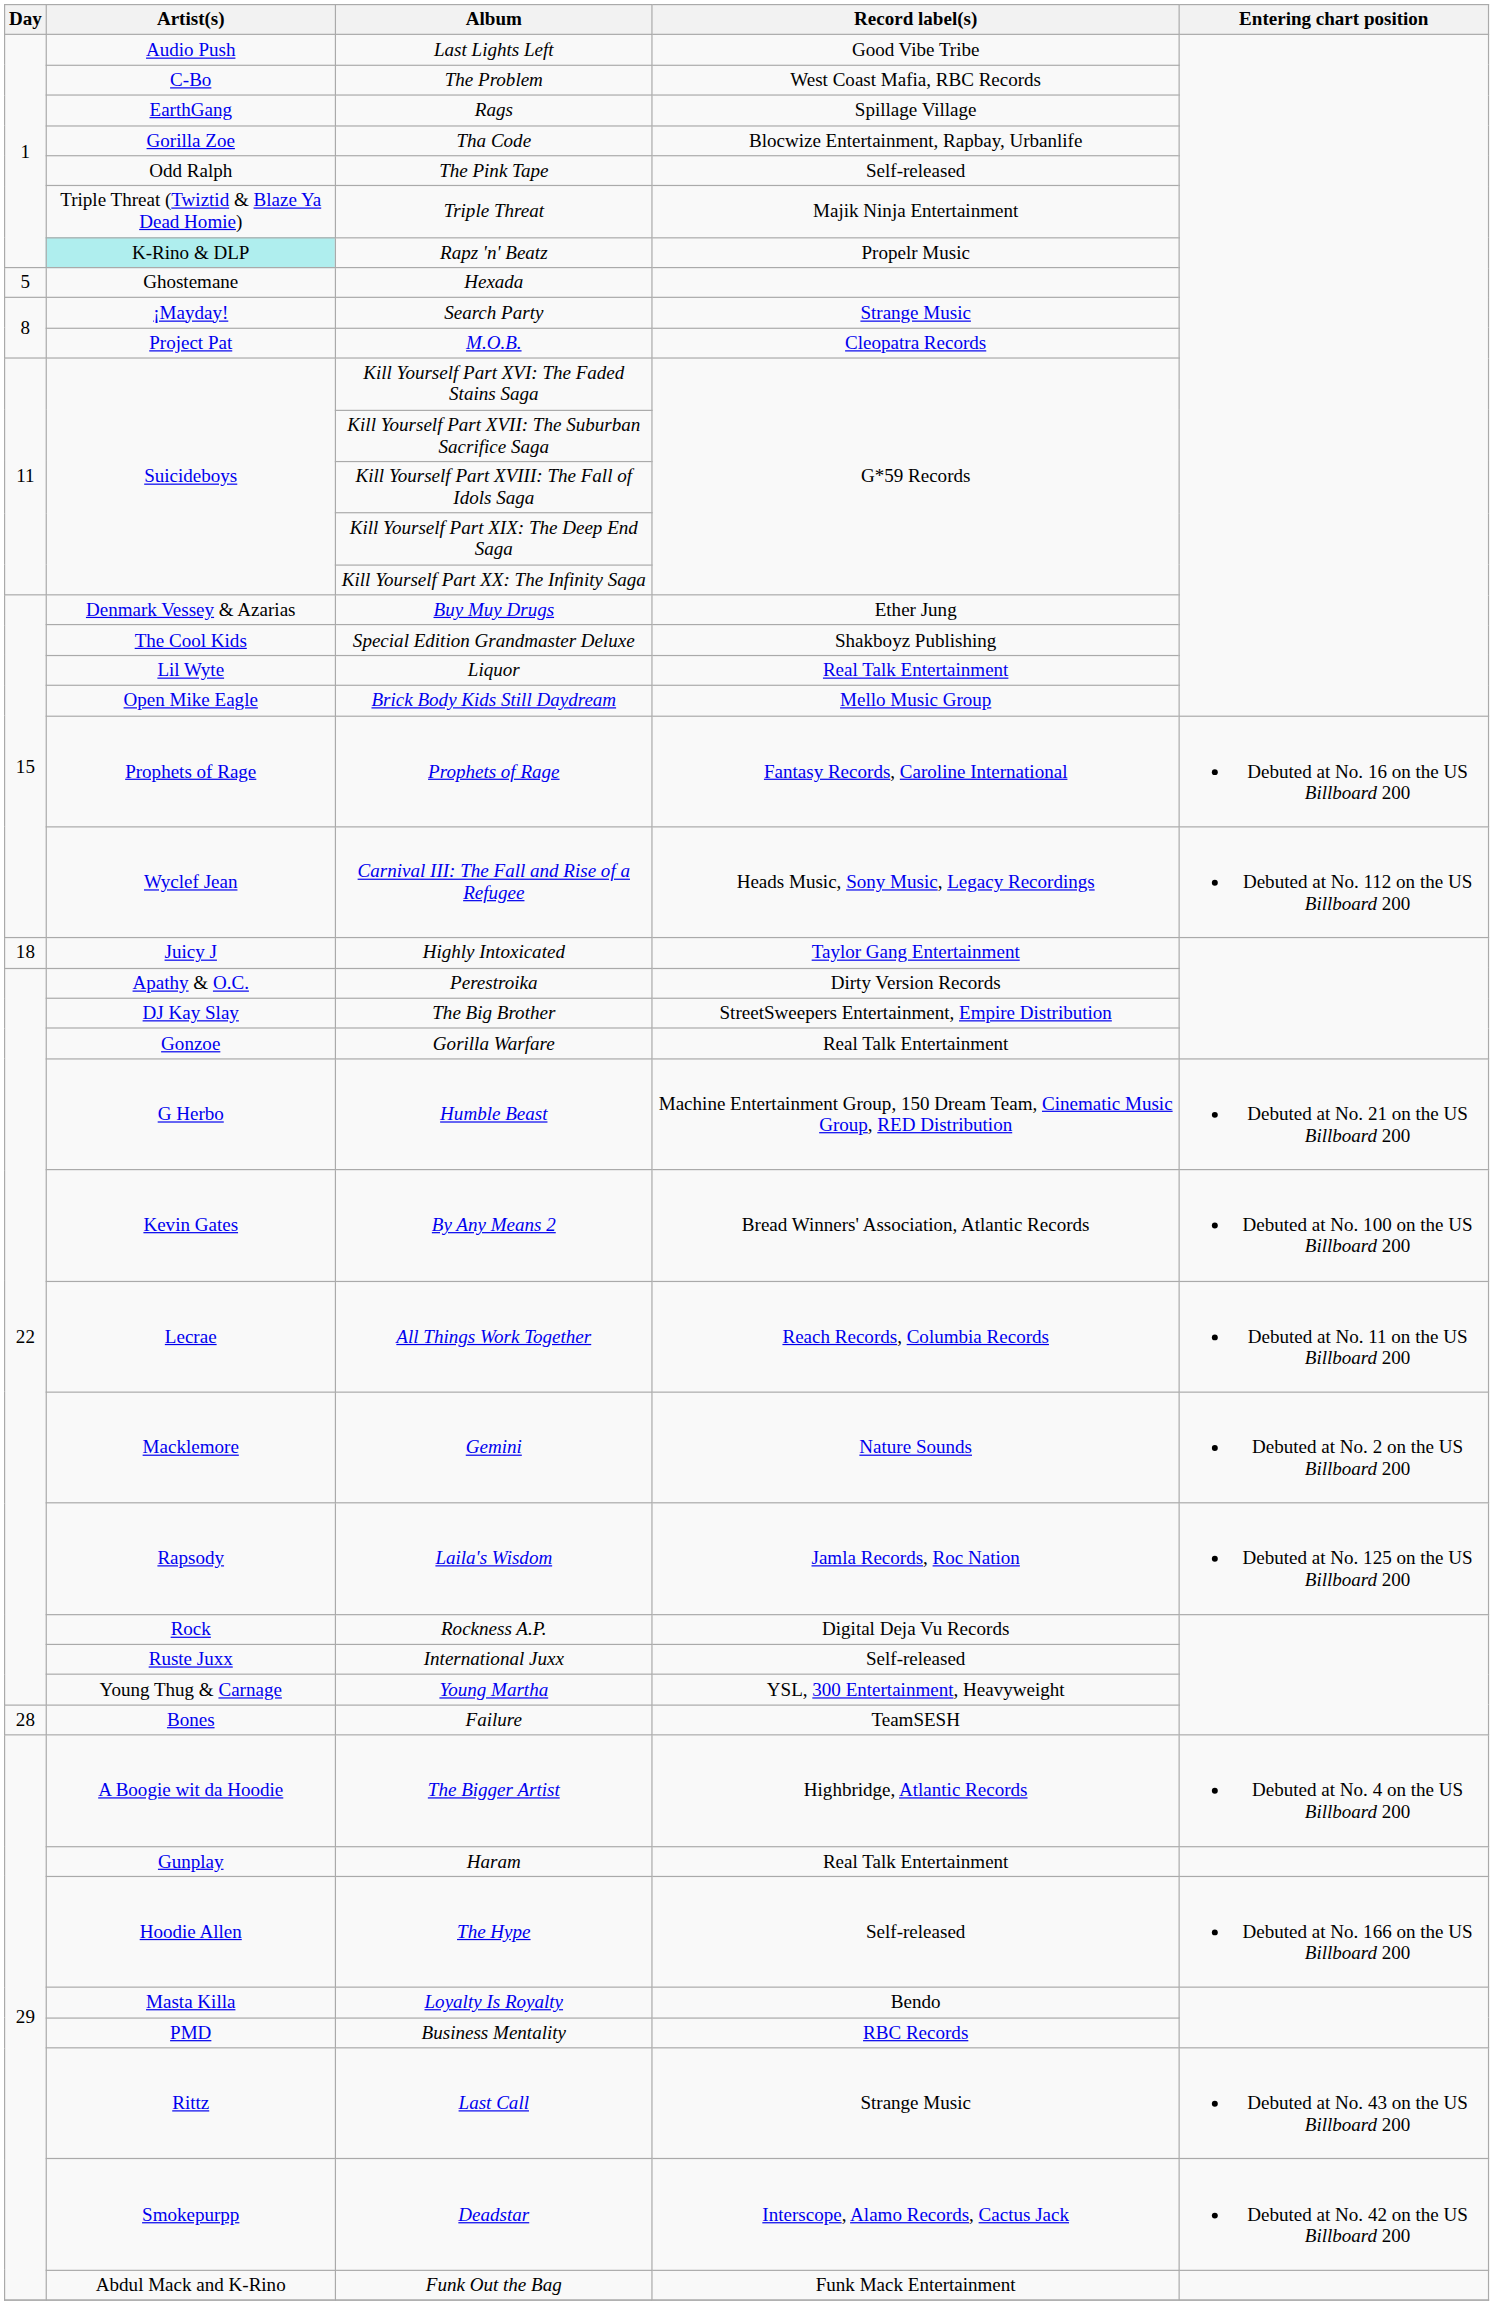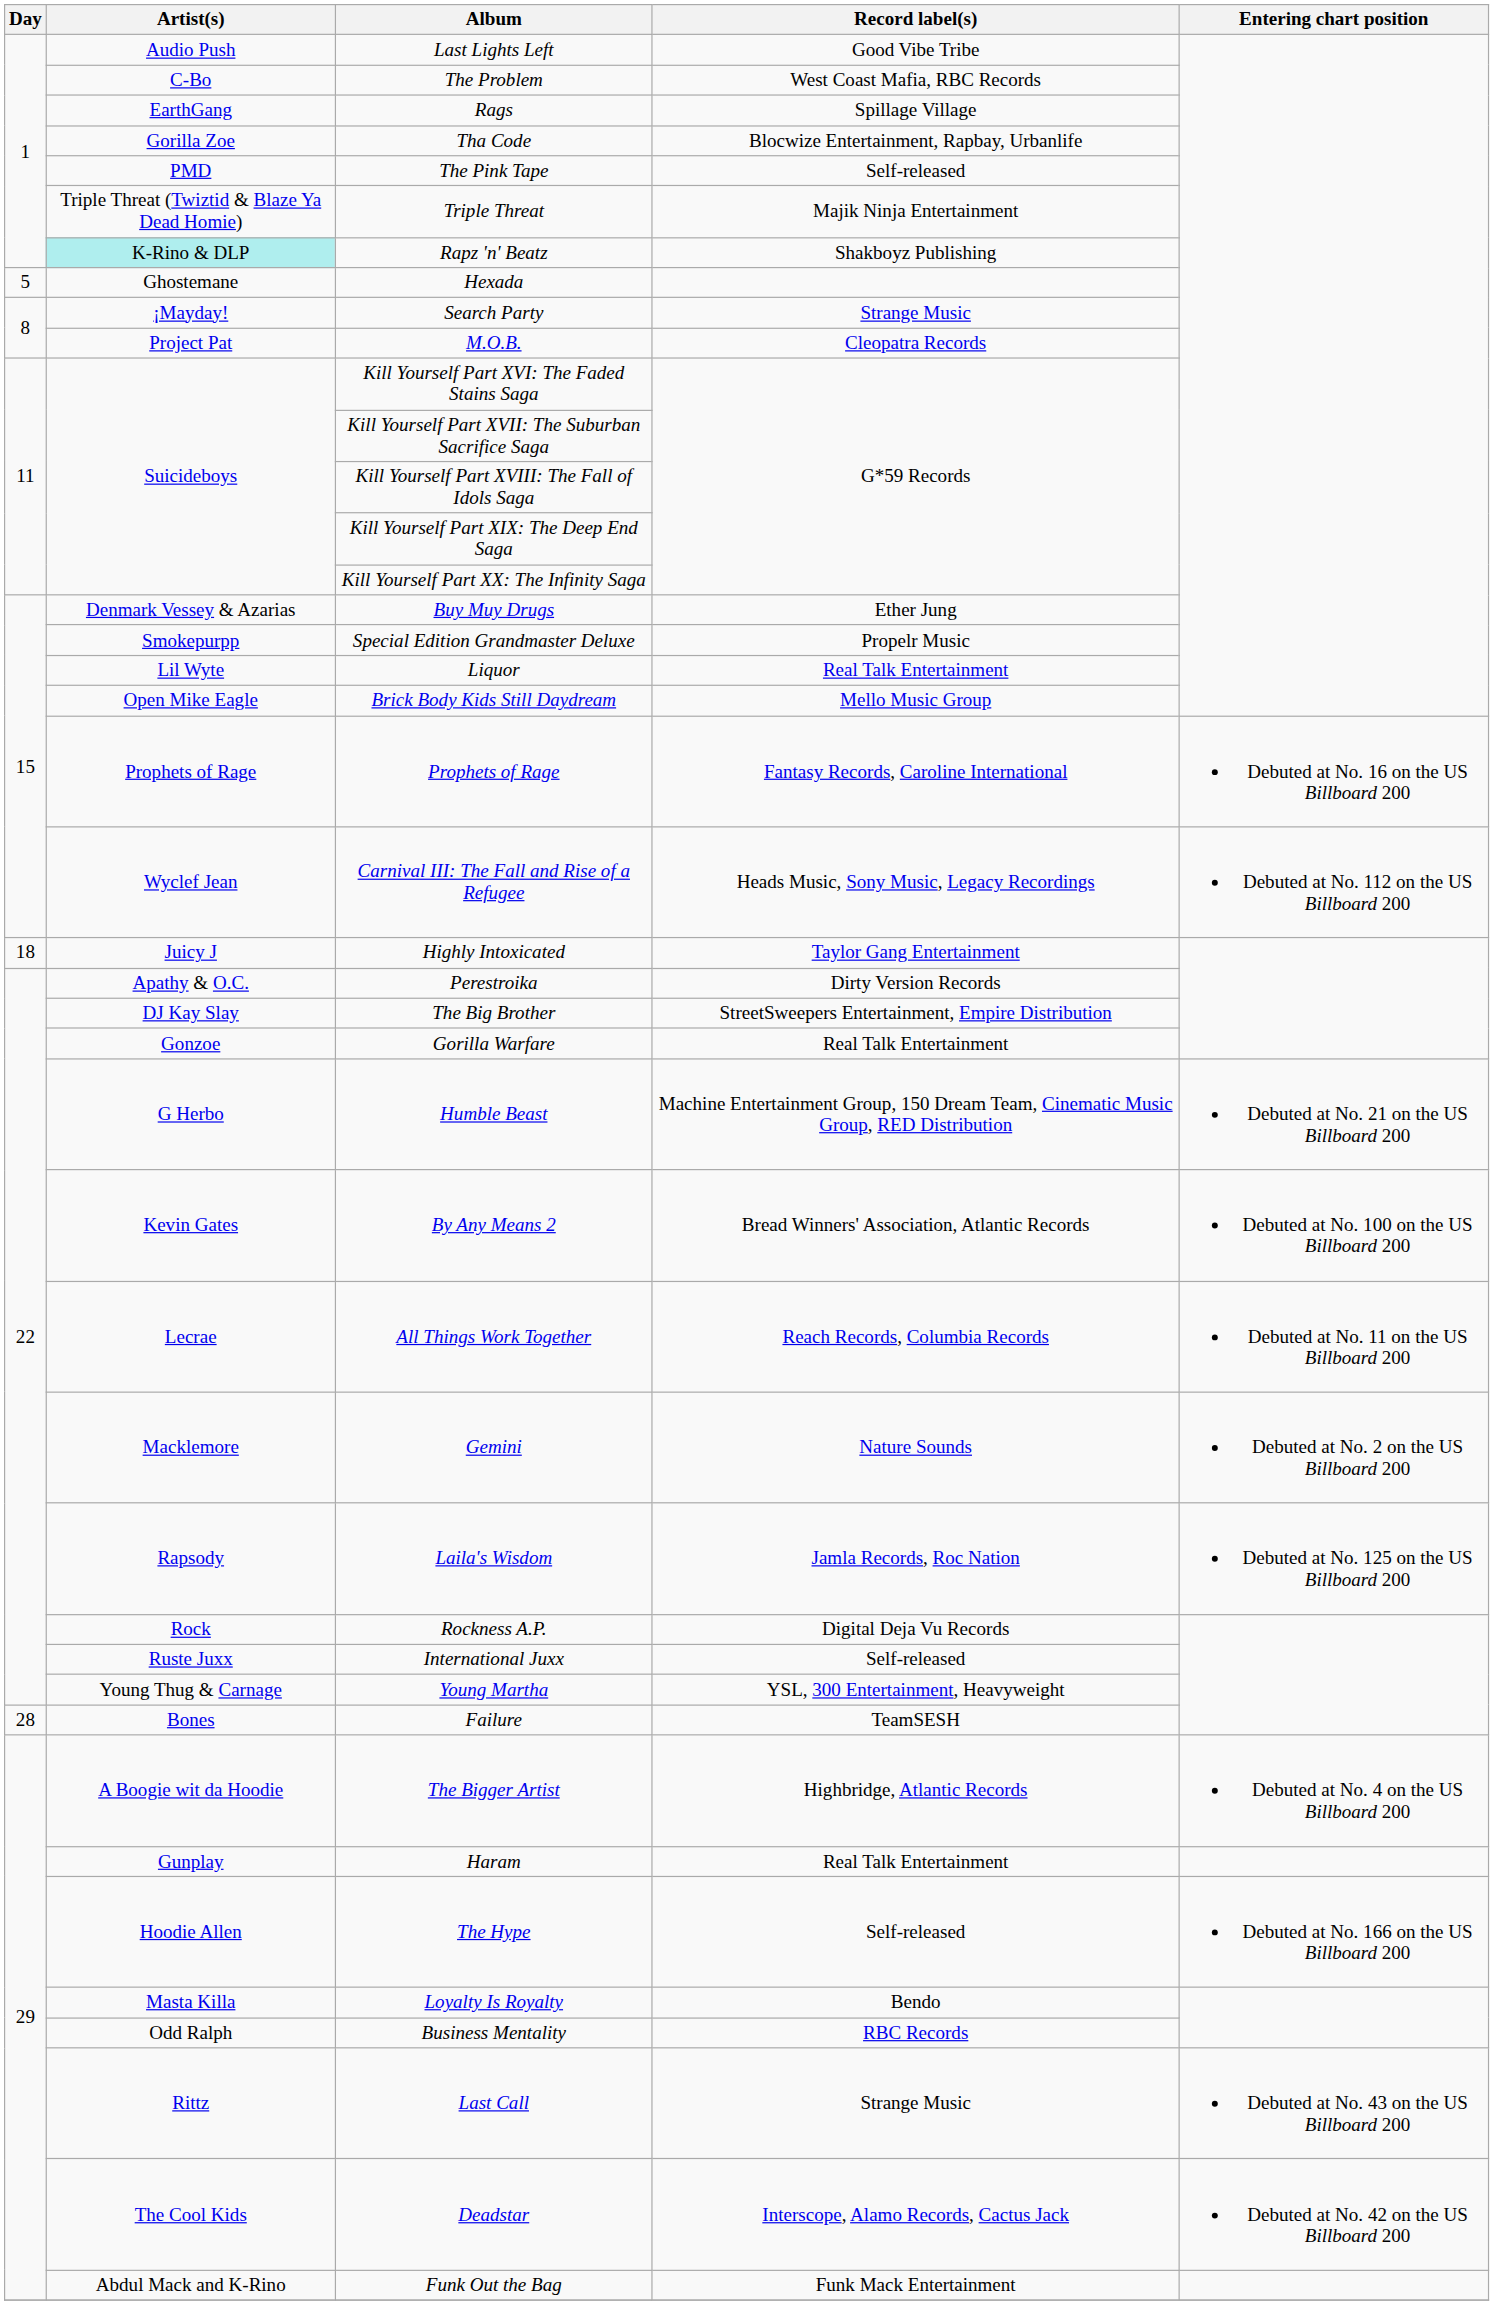(191, 170) Odd Ralph -> (191, 170) PMD
(916, 252) Propelr Music -> (916, 252) Shakboyz Publishing
(191, 640) The Cool Kids -> (191, 640) Smokepurpp
(916, 640) Shakboyz Publishing -> (916, 640) Propelr Music
(191, 2032) PMD -> (191, 2032) Odd Ralph
(191, 2214) Smokepurpp -> (191, 2214) The Cool Kids
